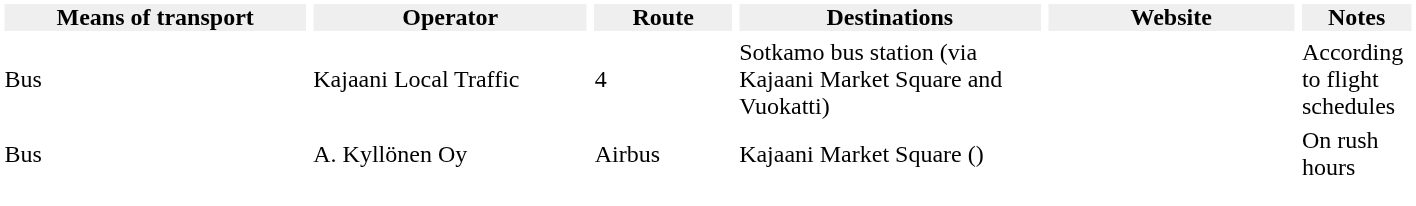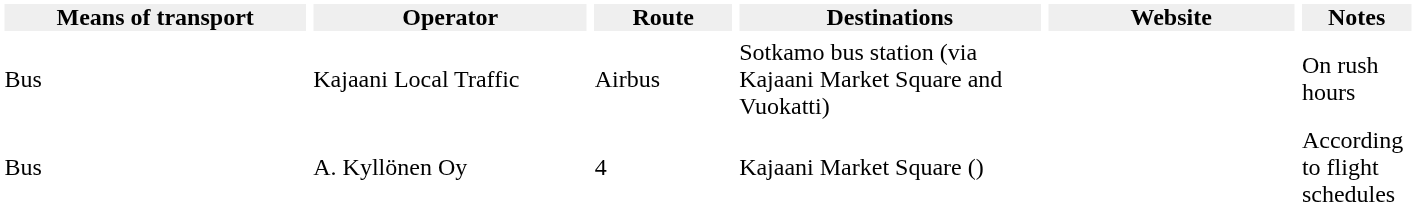(601, 78) 4 -> (627, 78) Airbus
(1353, 78) According to flight schedules -> (1340, 78) On rush hours
(627, 153) Airbus -> (601, 167) 4
(1340, 153) On rush hours -> (1353, 167) According to flight schedules
